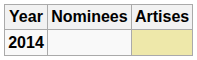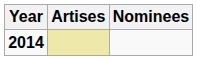columns swapped: (162, 17) <-> (89, 17)
